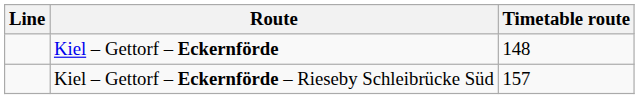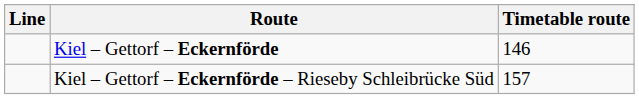(516, 49) 148 -> (516, 49) 146
